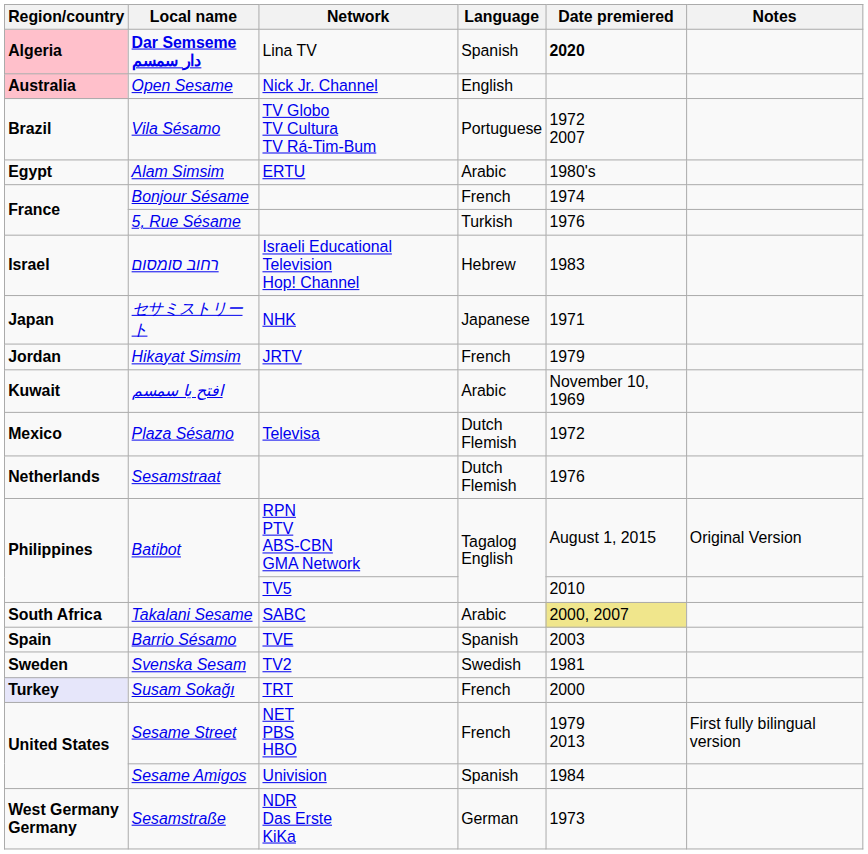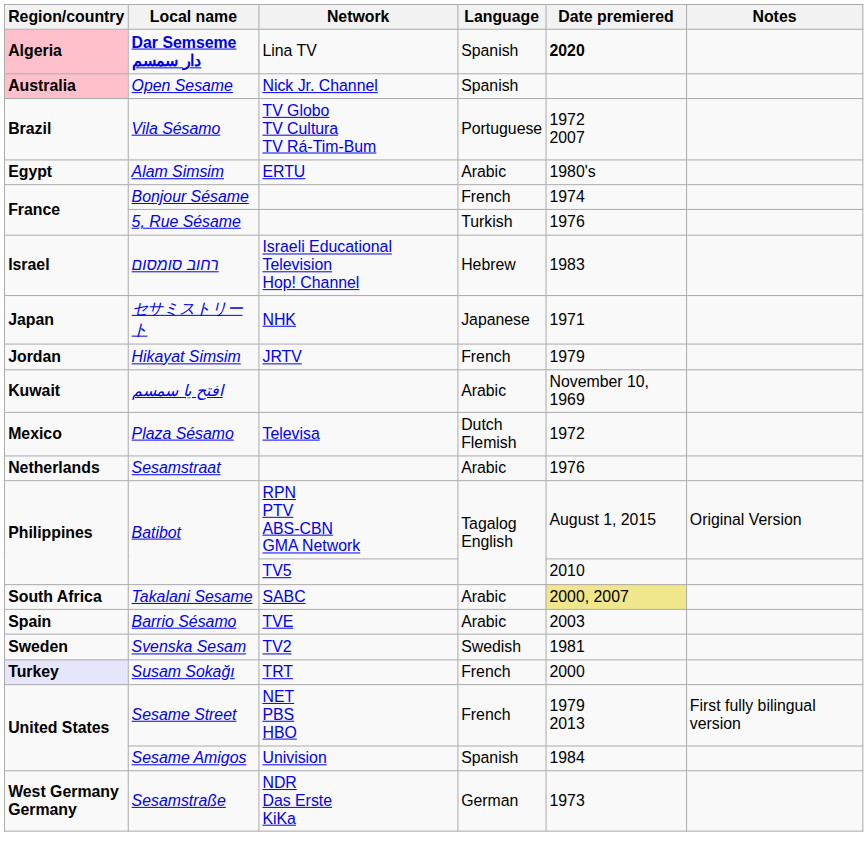(487, 86) English -> (490, 86) Spanish
(489, 476) Dutch Flemish -> (484, 468) Arabic
(490, 639) Spanish -> (484, 621) Arabic
